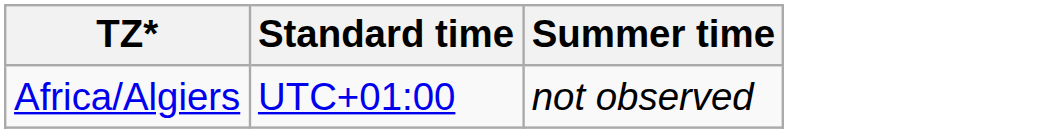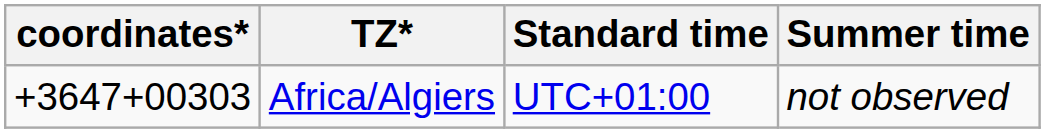+ column: (133, 34)
